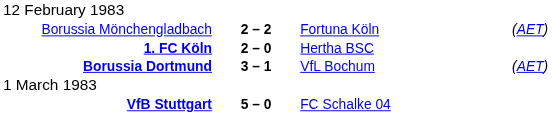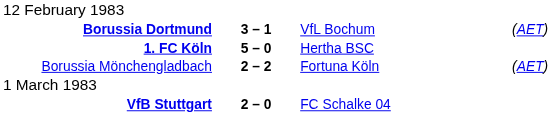rows swapped: (127, 30) <-> (147, 66)
(256, 48) 2 – 0 -> (256, 48) 5 – 0
(256, 105) 5 – 0 -> (256, 105) 2 – 0
